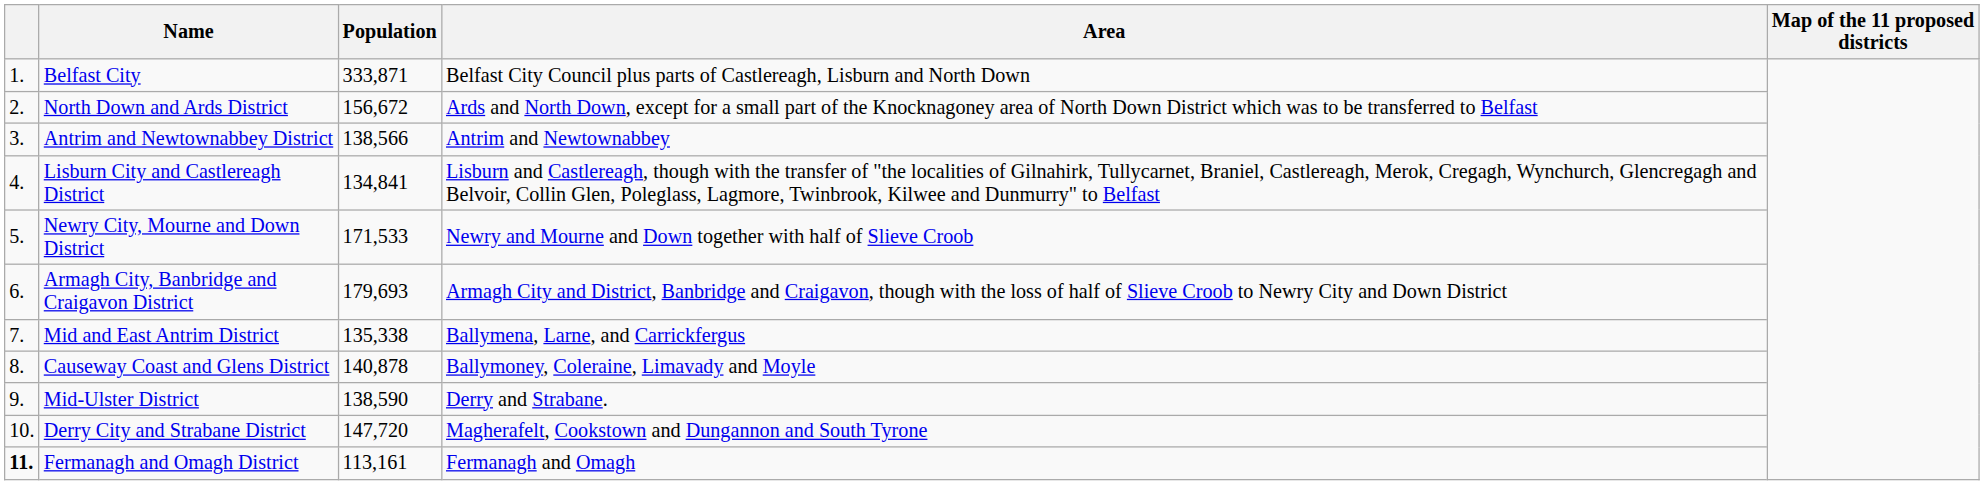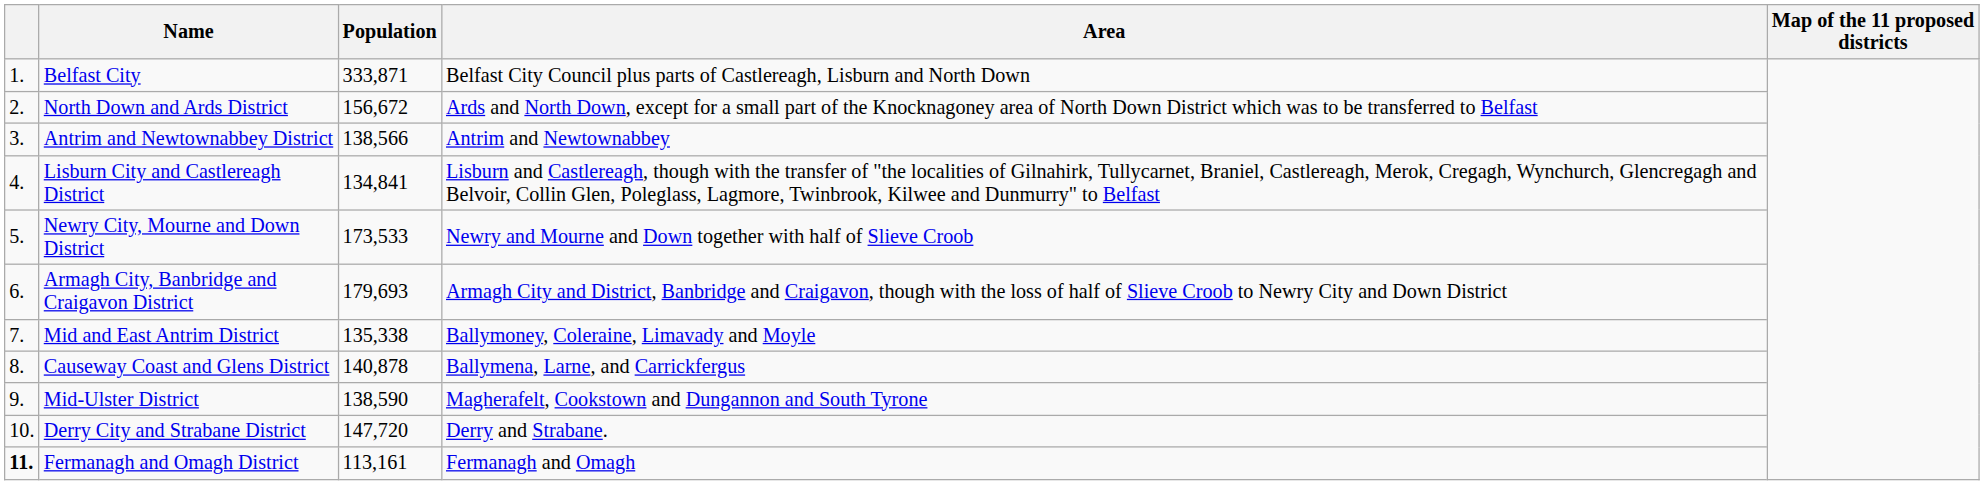(375, 237) 171,533 -> (375, 237) 173,533
(596, 335) Ballymena, Larne, and Carrickfergus -> (631, 335) Ballymoney, Coleraine, Limavady and Moyle
(631, 366) Ballymoney, Coleraine, Limavady and Moyle -> (596, 366) Ballymena, Larne, and Carrickfergus
(527, 398) Derry and Strabane. -> (687, 398) Magherafelt, Cookstown and Dungannon and South Tyrone
(687, 430) Magherafelt, Cookstown and Dungannon and South Tyrone -> (527, 430) Derry and Strabane.
